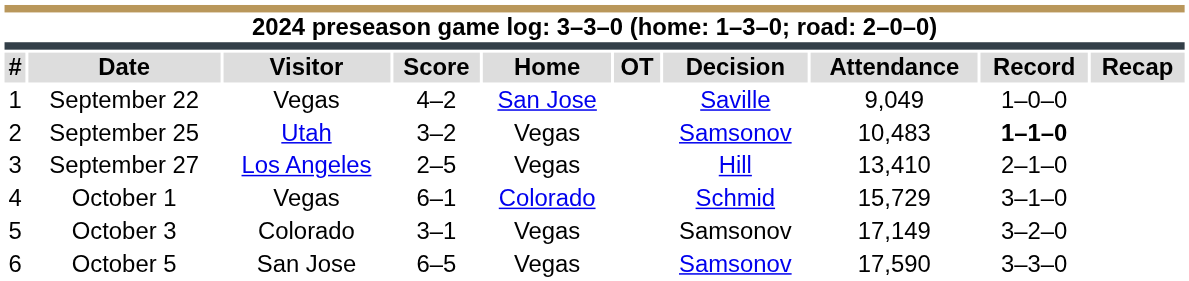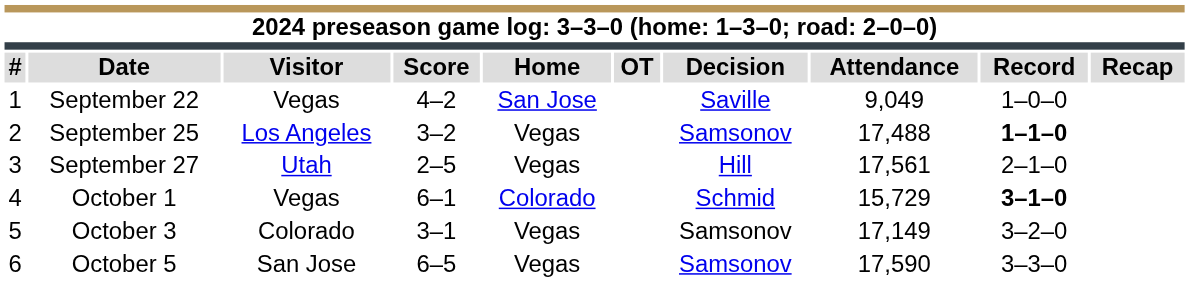(306, 132) Utah -> (306, 132) Los Angeles
(894, 132) 10,483 -> (894, 132) 17,488
(306, 165) Los Angeles -> (306, 165) Utah
(894, 165) 13,410 -> (894, 165) 17,561
(1034, 198) normal -> (1034, 198) bold
